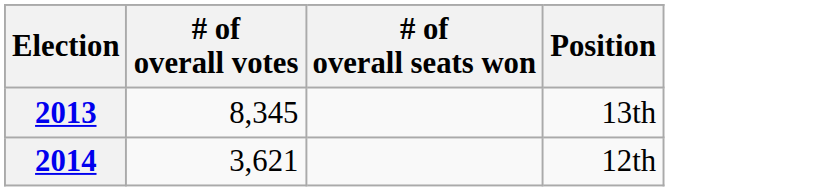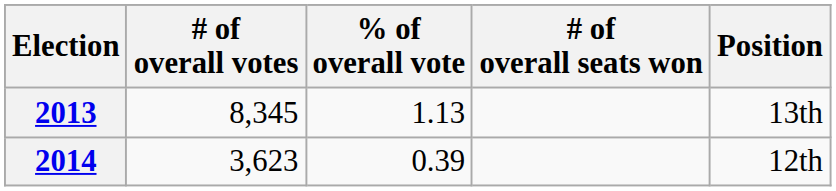+ column: (389, 46)
(264, 160) 3,621 -> (264, 160) 3,623
